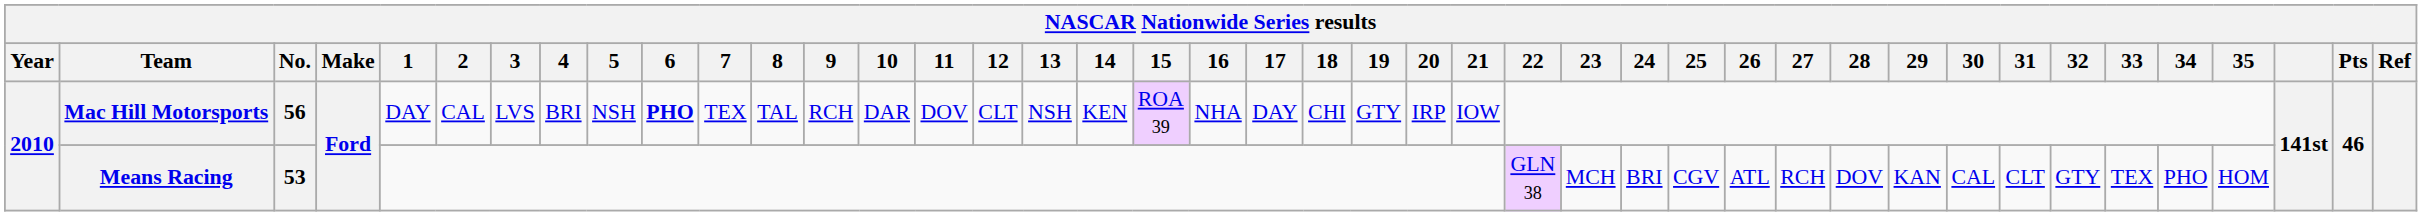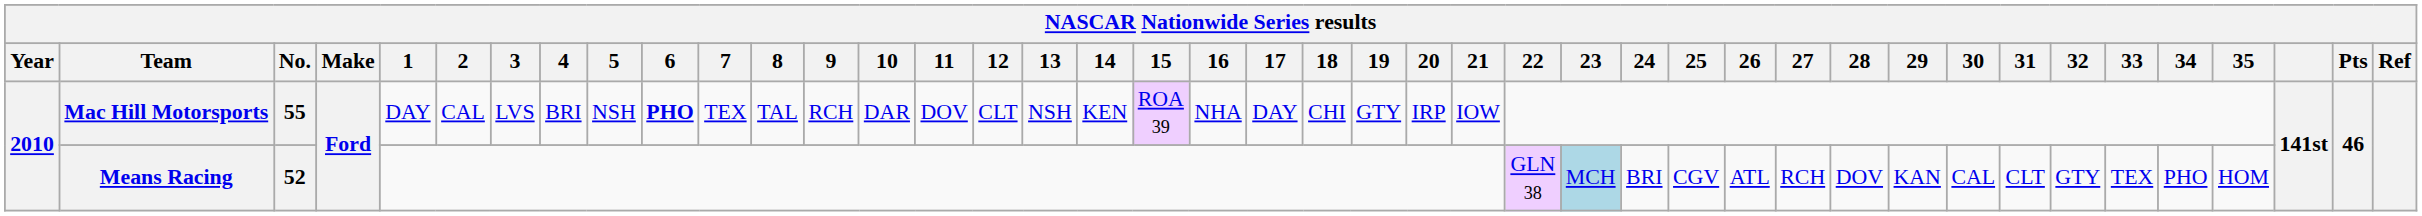(295, 112) 56 -> (295, 112) 55
(295, 177) 53 -> (295, 177) 52
(1591, 177) no background -> (1591, 177) lightblue background
